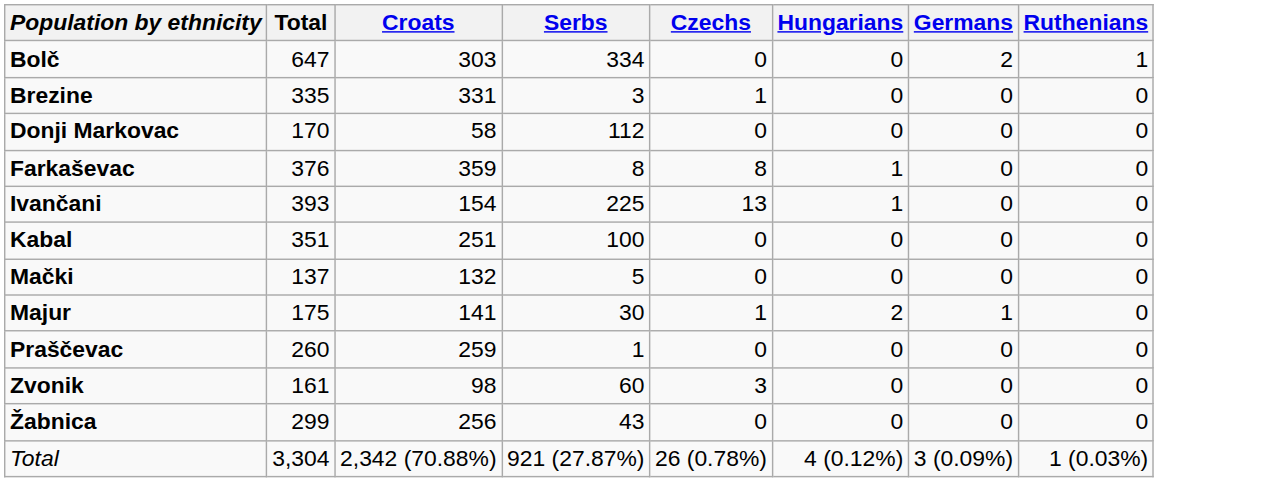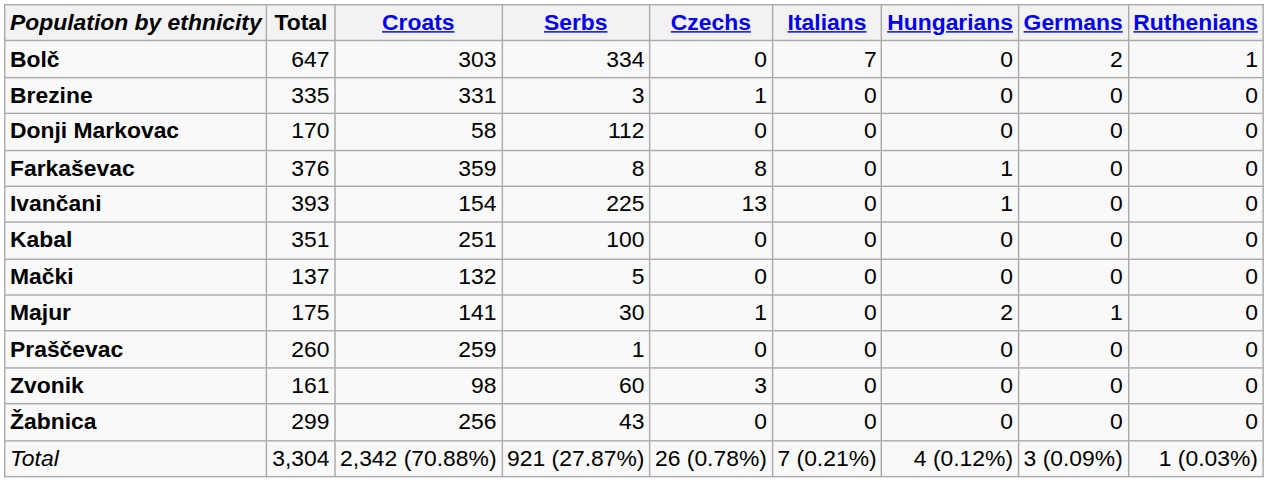+ column: (827, 22)
